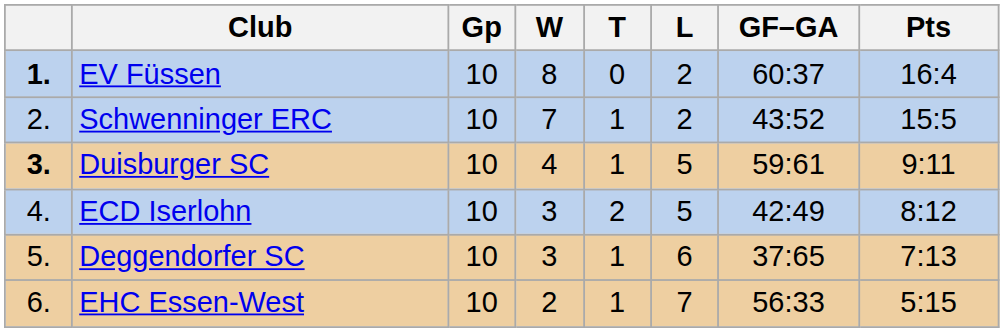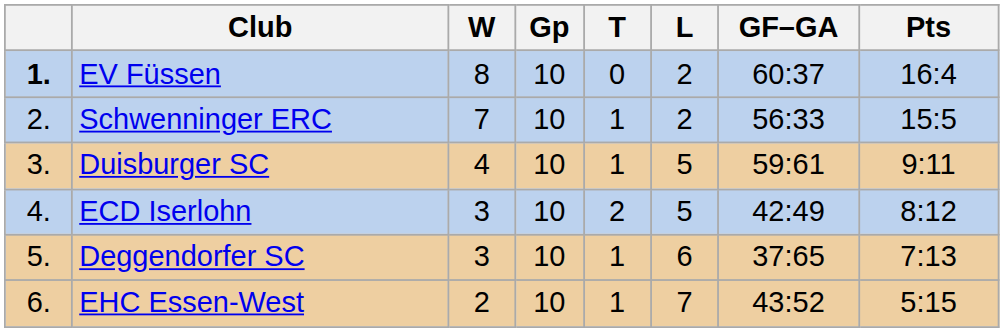columns swapped: (482, 27) <-> (549, 27)
(789, 119) 43:52 -> (789, 119) 56:33
(39, 165) bold -> (39, 165) normal
(789, 303) 56:33 -> (789, 303) 43:52
